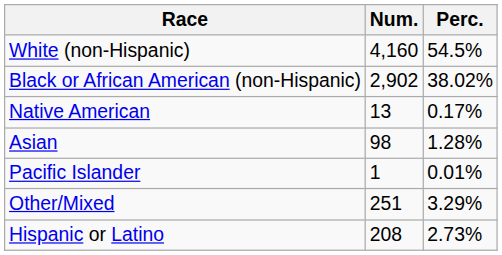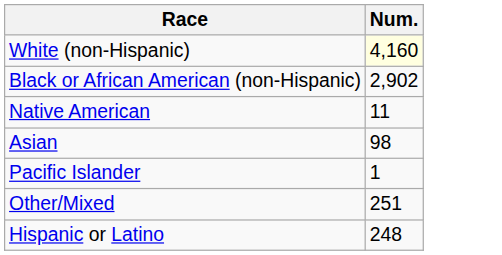- column: (460, 19)
(394, 50) no background -> (394, 50) lightyellow background
(381, 111) 13 -> (380, 111) 11
(386, 234) 208 -> (386, 234) 248
